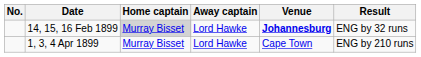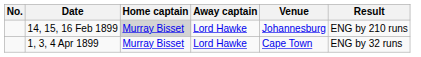(297, 28) bold -> (294, 28) normal
(372, 28) ENG by 32 runs -> (369, 28) ENG by 210 runs
(375, 44) ENG by 210 runs -> (366, 44) ENG by 32 runs
